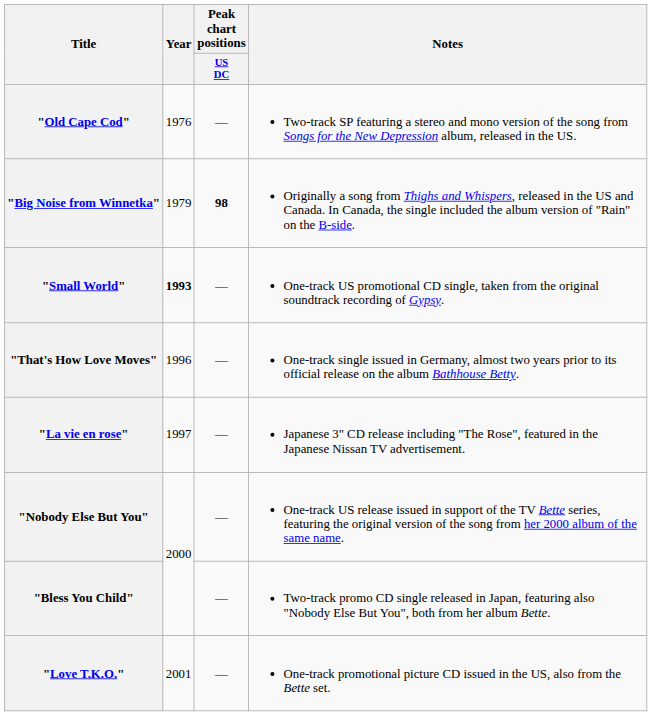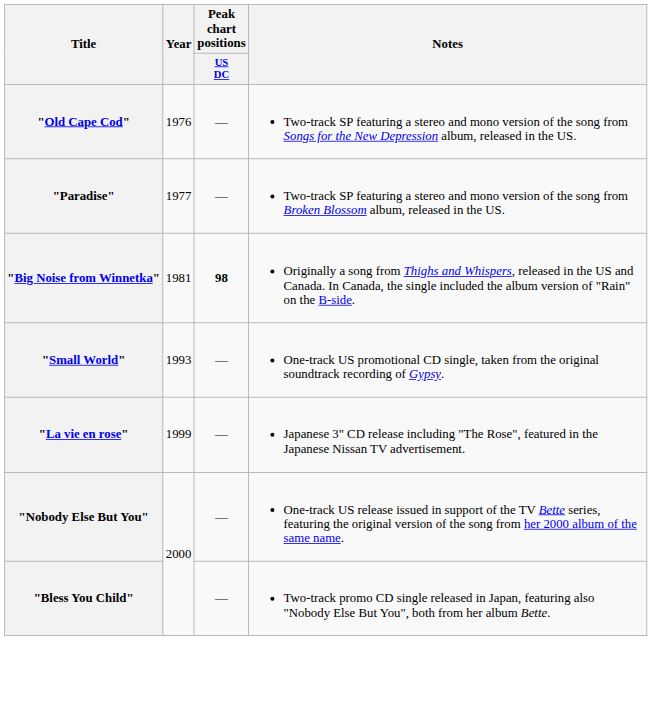+ row: (84, 196)
(179, 203) 1979 -> (179, 278) 1981
(179, 285) bold -> (179, 360) normal
- row: (84, 360)
(179, 434) 1997 -> (179, 434) 1999
- row: (84, 673)
